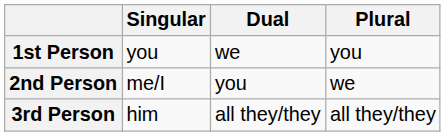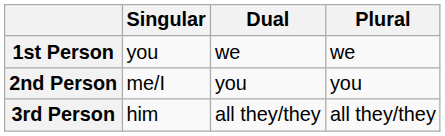(346, 51) you -> (343, 51) we
(343, 83) we -> (346, 83) you
